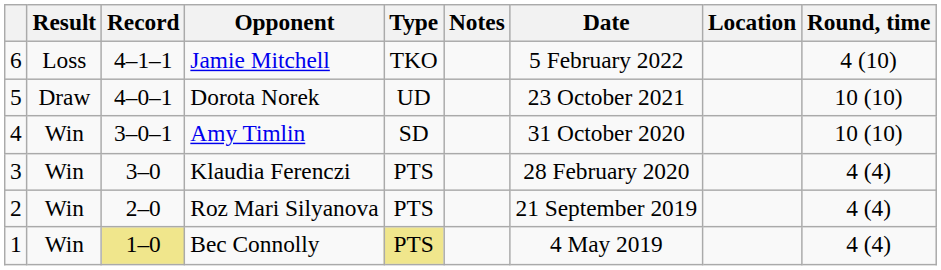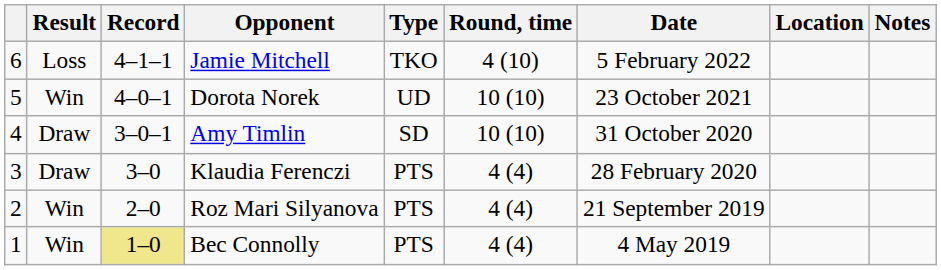columns swapped: (869, 23) <-> (477, 23)
(64, 97) Draw -> (64, 97) Win
(64, 134) Win -> (64, 134) Draw
(64, 171) Win -> (64, 171) Draw
(414, 245) khaki background -> (414, 245) no background
